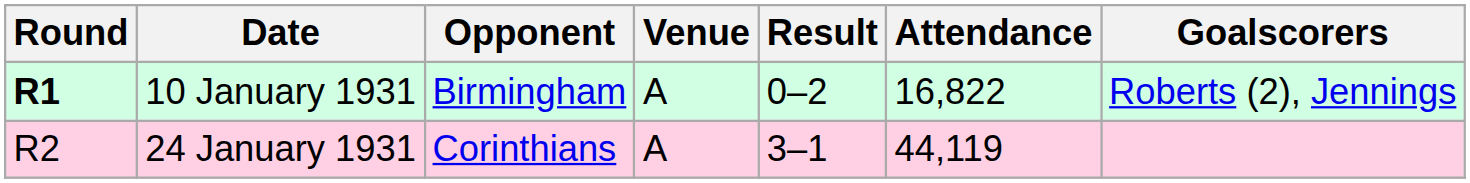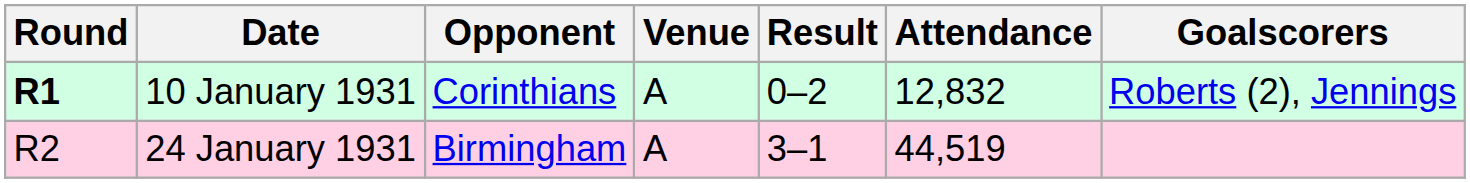(529, 90) Birmingham -> (524, 90) Corinthians
(950, 90) 16,822 -> (950, 90) 12,832
(524, 148) Corinthians -> (529, 148) Birmingham
(949, 148) 44,119 -> (950, 148) 44,519
